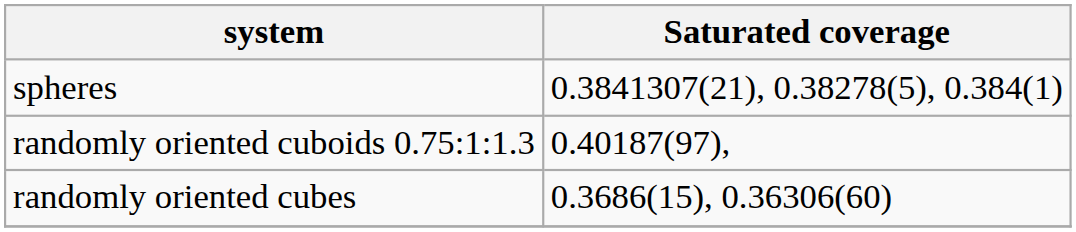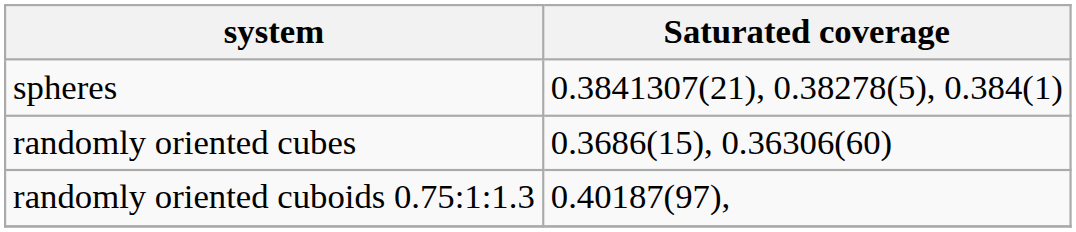rows swapped: (185, 197) <-> (274, 142)
